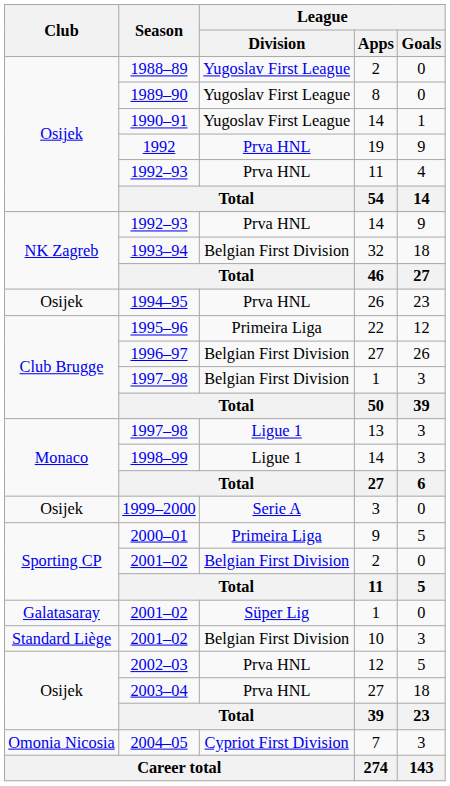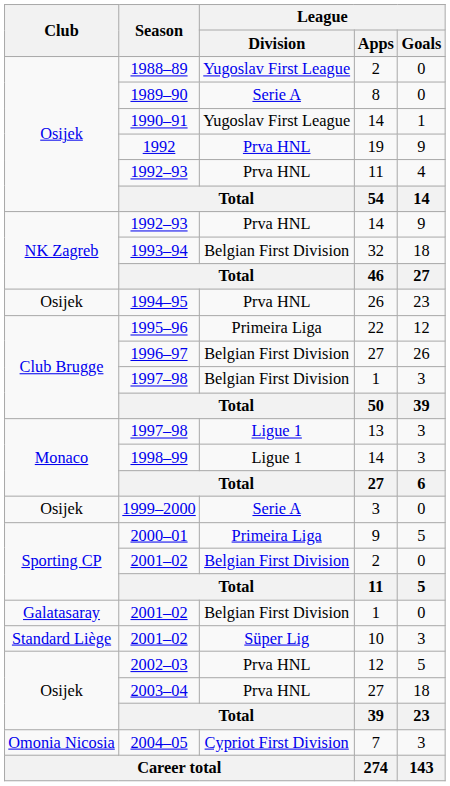(277, 95) Yugoslav First League -> (277, 95) Serie A
(277, 612) Süper Lig -> (277, 612) Belgian First Division
(277, 638) Belgian First Division -> (277, 638) Süper Lig
